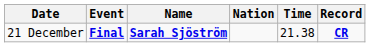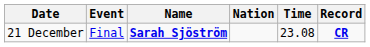(107, 33) bold -> (107, 33) normal
(297, 33) 21.38 -> (297, 33) 23.08
